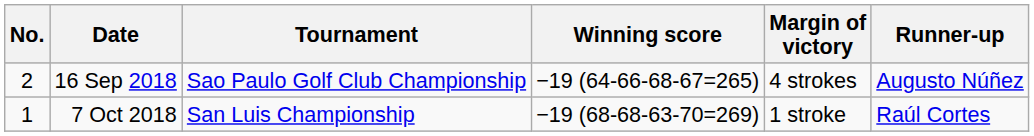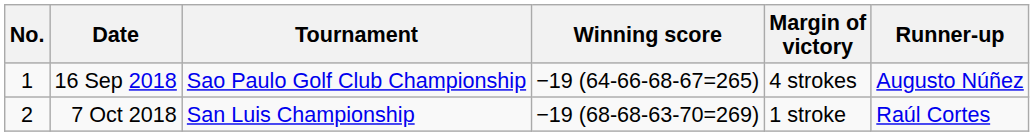(27, 80) 2 -> (27, 80) 1
(27, 114) 1 -> (27, 114) 2
